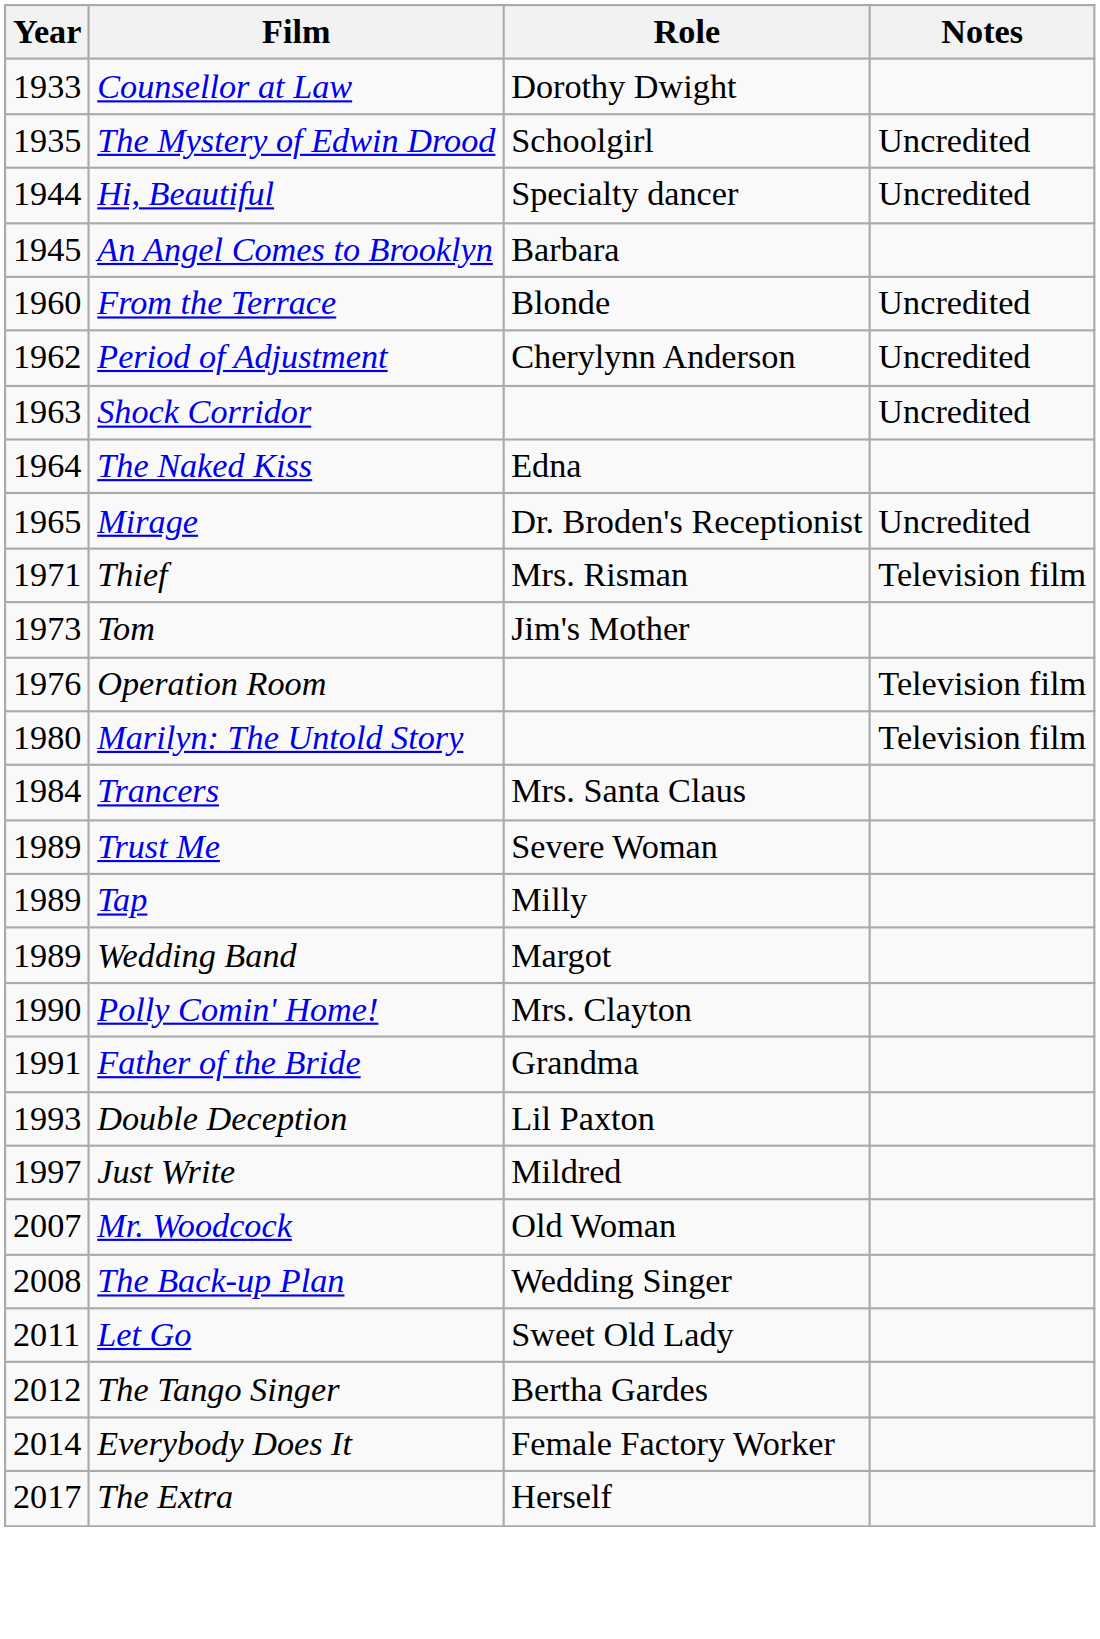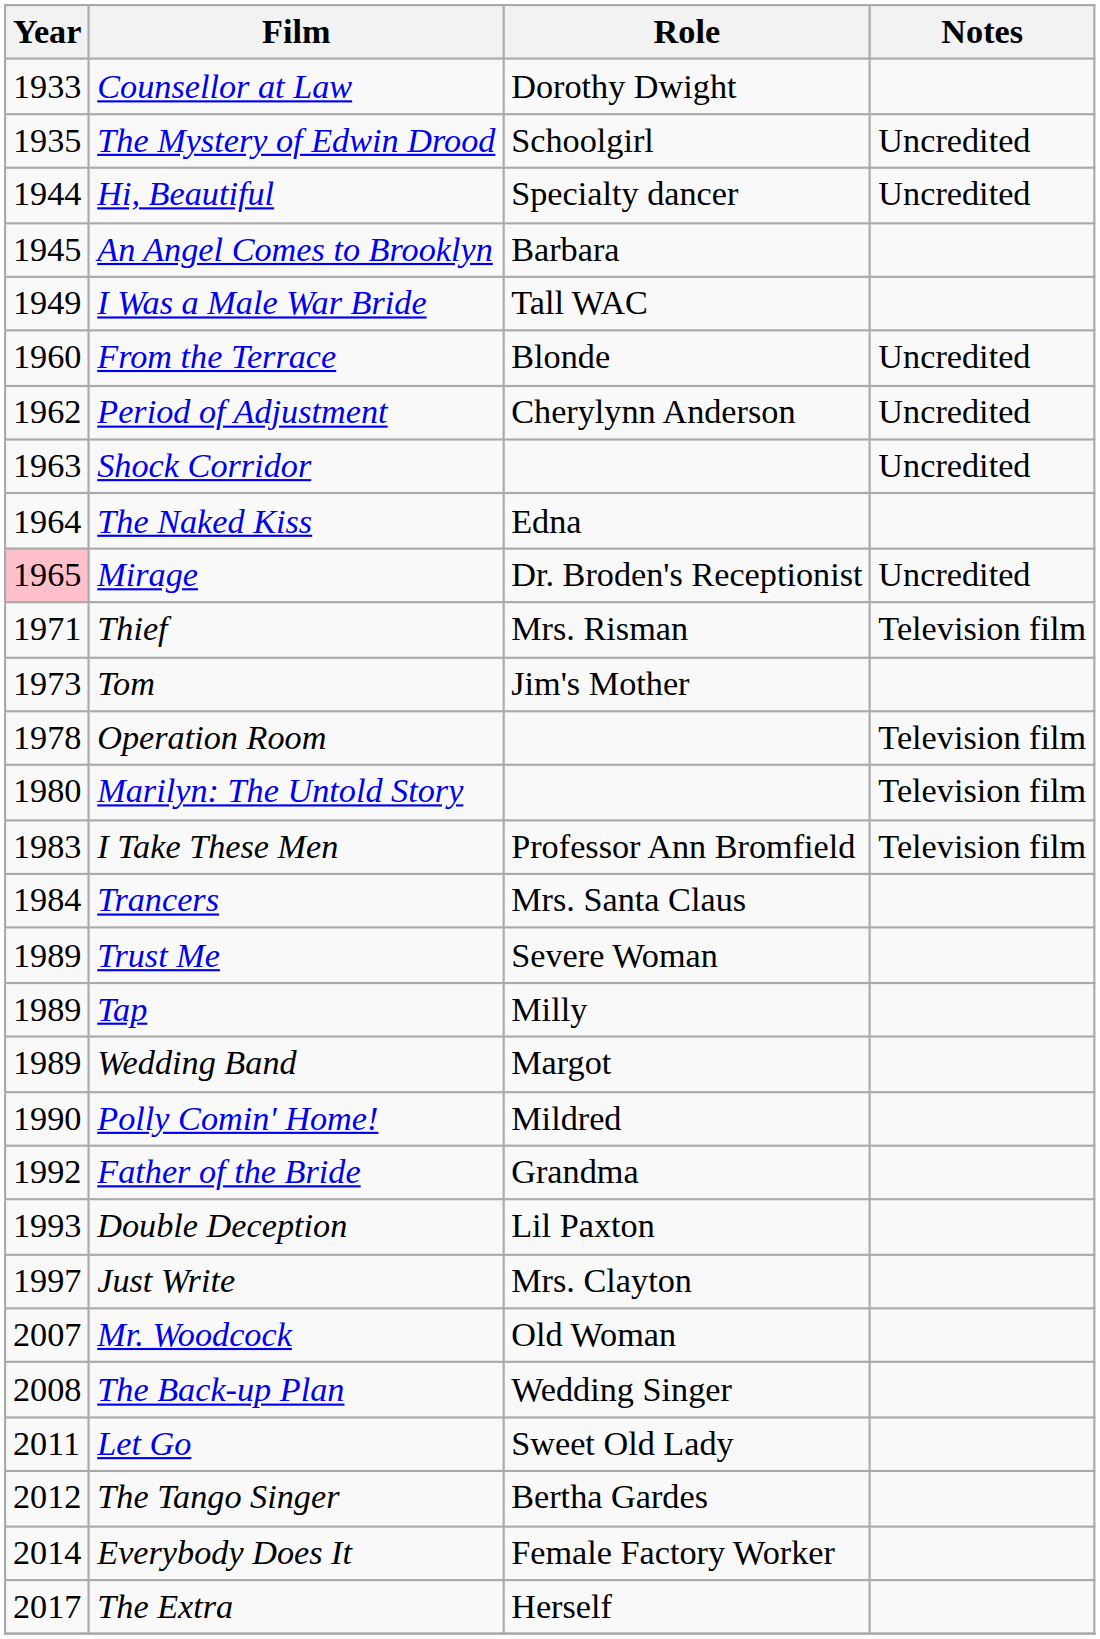+ row: (262, 303)
(47, 520) no background -> (47, 574) pink background
(47, 683) 1976 -> (47, 737) 1978
+ row: (218, 846)
(602, 1009) Mrs. Clayton -> (566, 1117) Mildred
(47, 1063) 1991 -> (47, 1172) 1992
(566, 1172) Mildred -> (602, 1280) Mrs. Clayton
